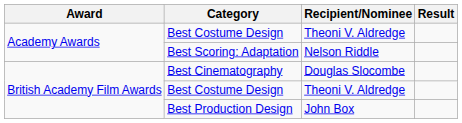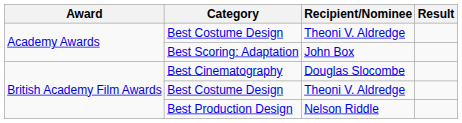(341, 52) Nelson Riddle -> (329, 52) John Box
(329, 109) John Box -> (341, 109) Nelson Riddle
